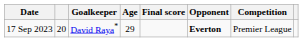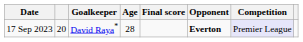(130, 28) 29 -> (130, 28) 28
(262, 28) no background -> (262, 28) lavender background
